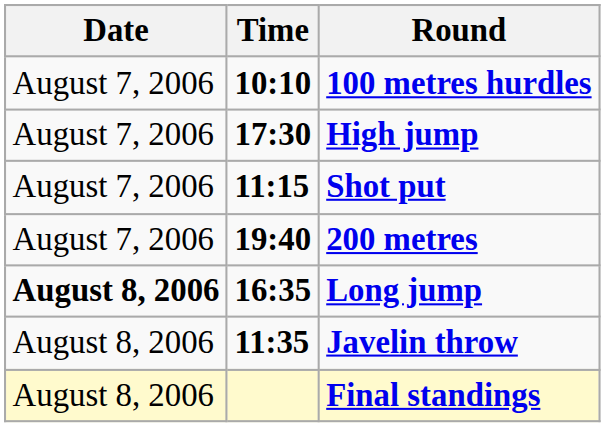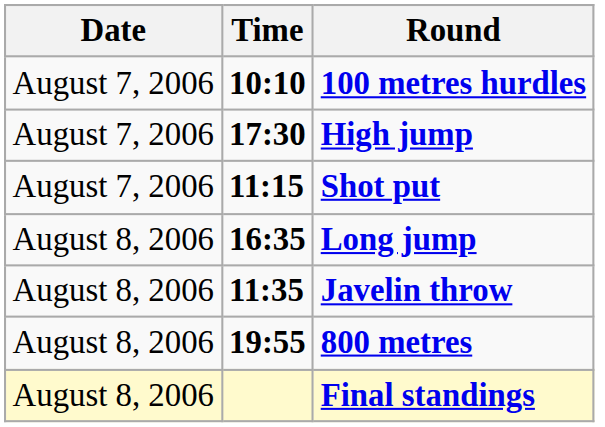- row: (402, 238)
(116, 290) bold -> (113, 238) normal
+ row: (396, 342)
